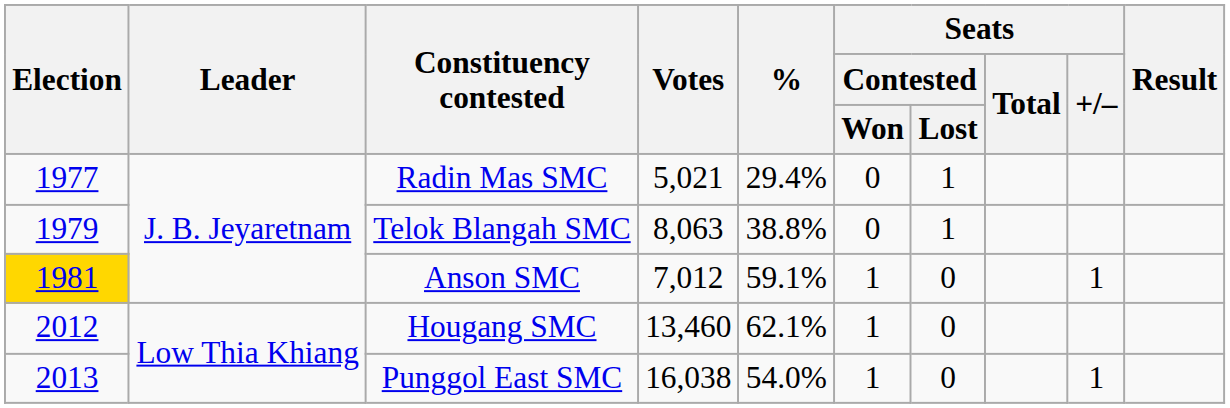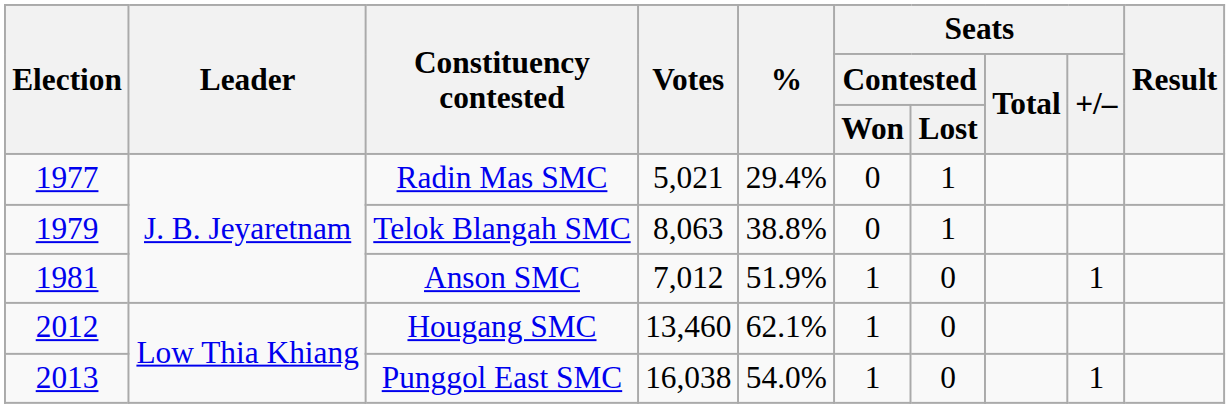(67, 278) gold background -> (67, 278) no background
(786, 278) 59.1% -> (786, 278) 51.9%
